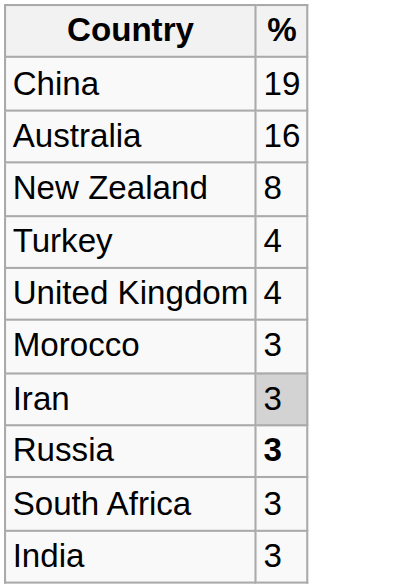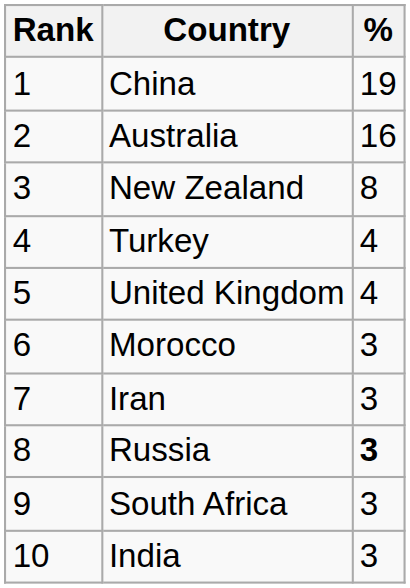+ column: (53, 30)
(273, 398) lightgrey background -> (369, 398) no background
